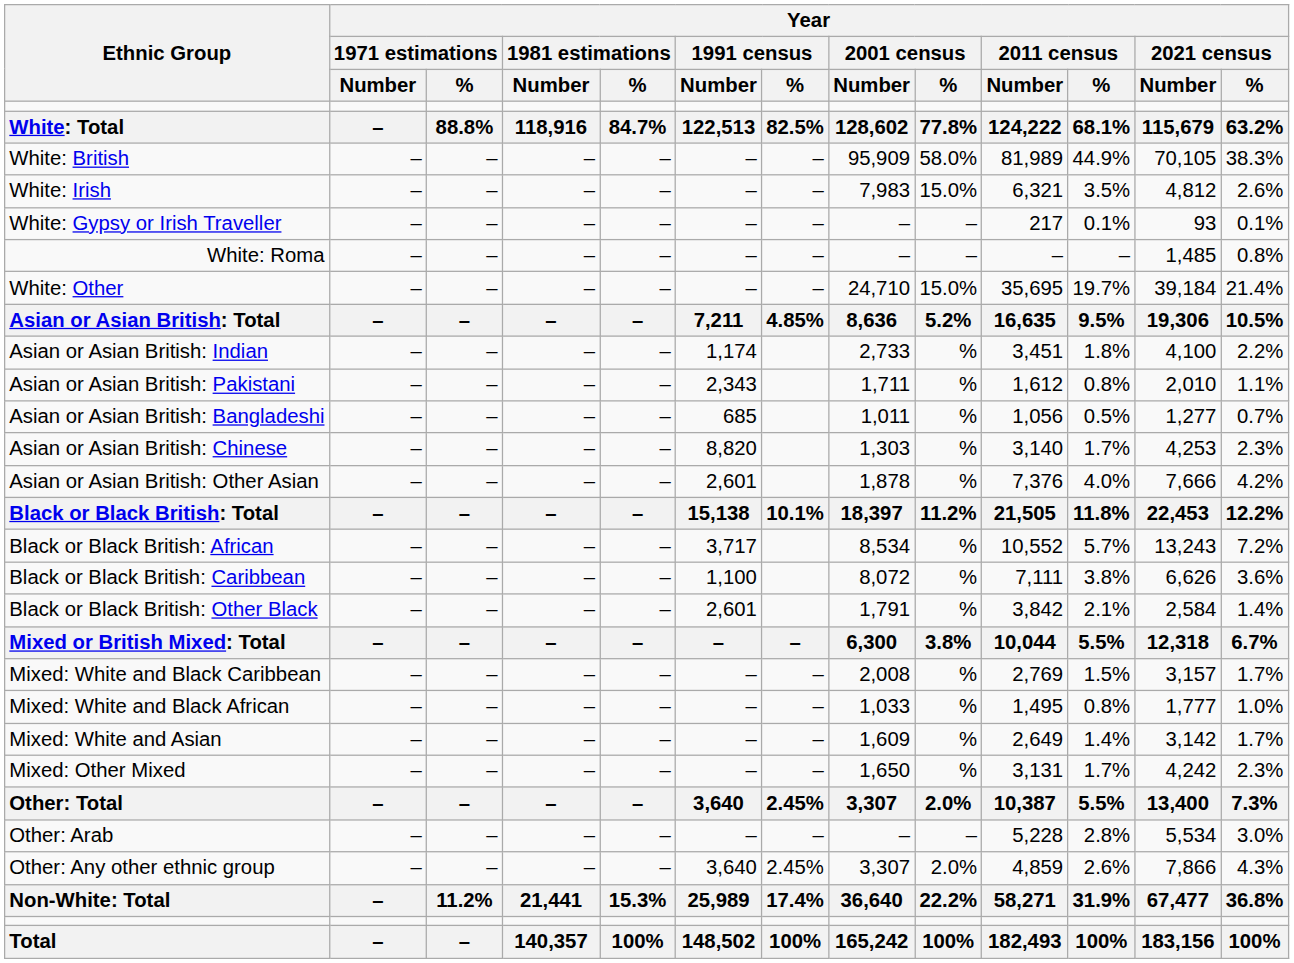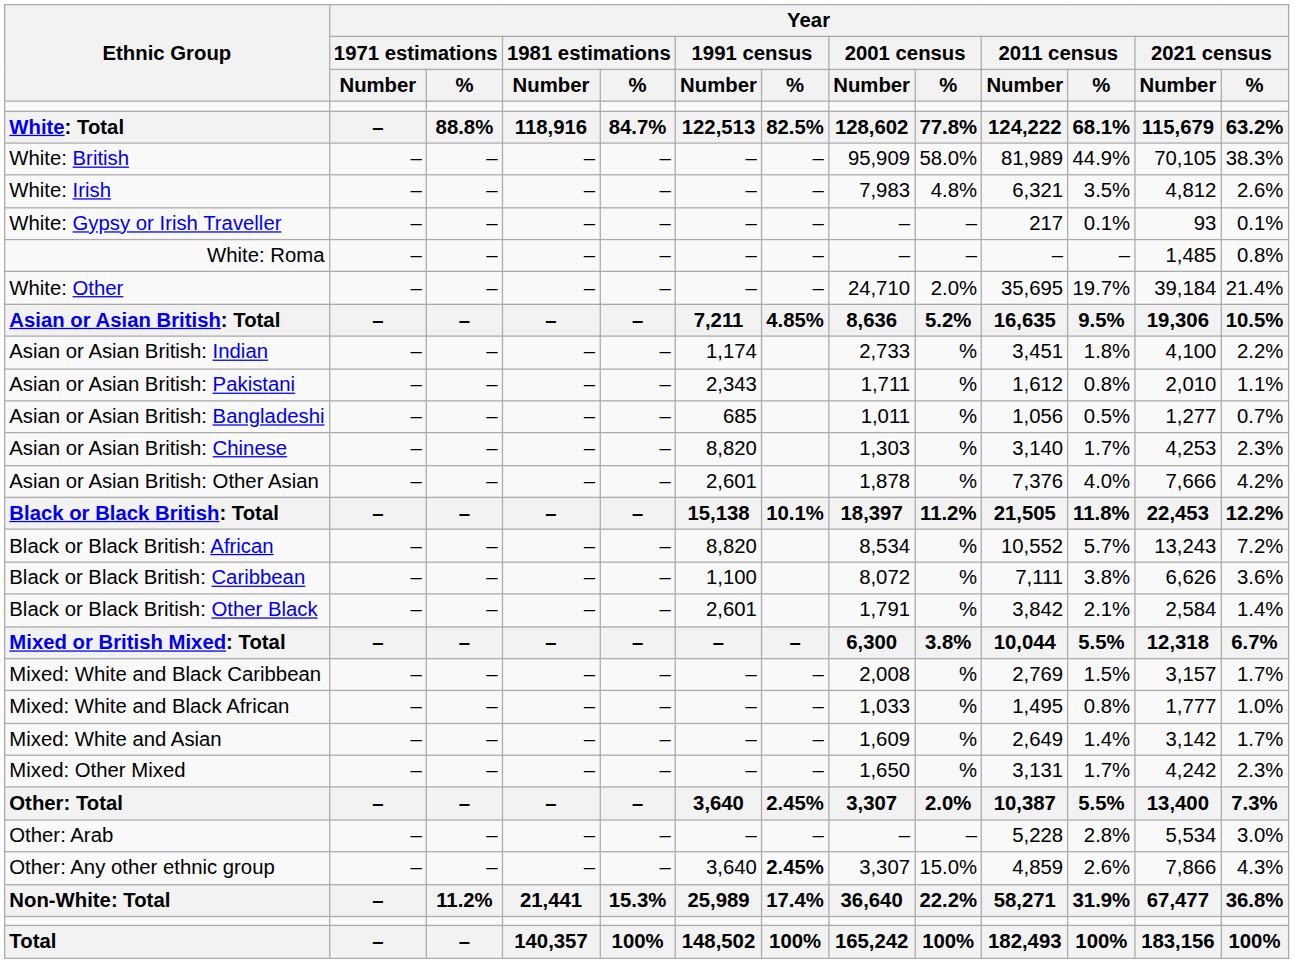(948, 191) 15.0% -> (954, 191) 4.8%
(948, 287) 15.0% -> (954, 287) 2.0%
(731, 545) 3,717 -> (731, 545) 8,820
(795, 867) normal -> (795, 867) bold
(954, 867) 2.0% -> (948, 867) 15.0%
